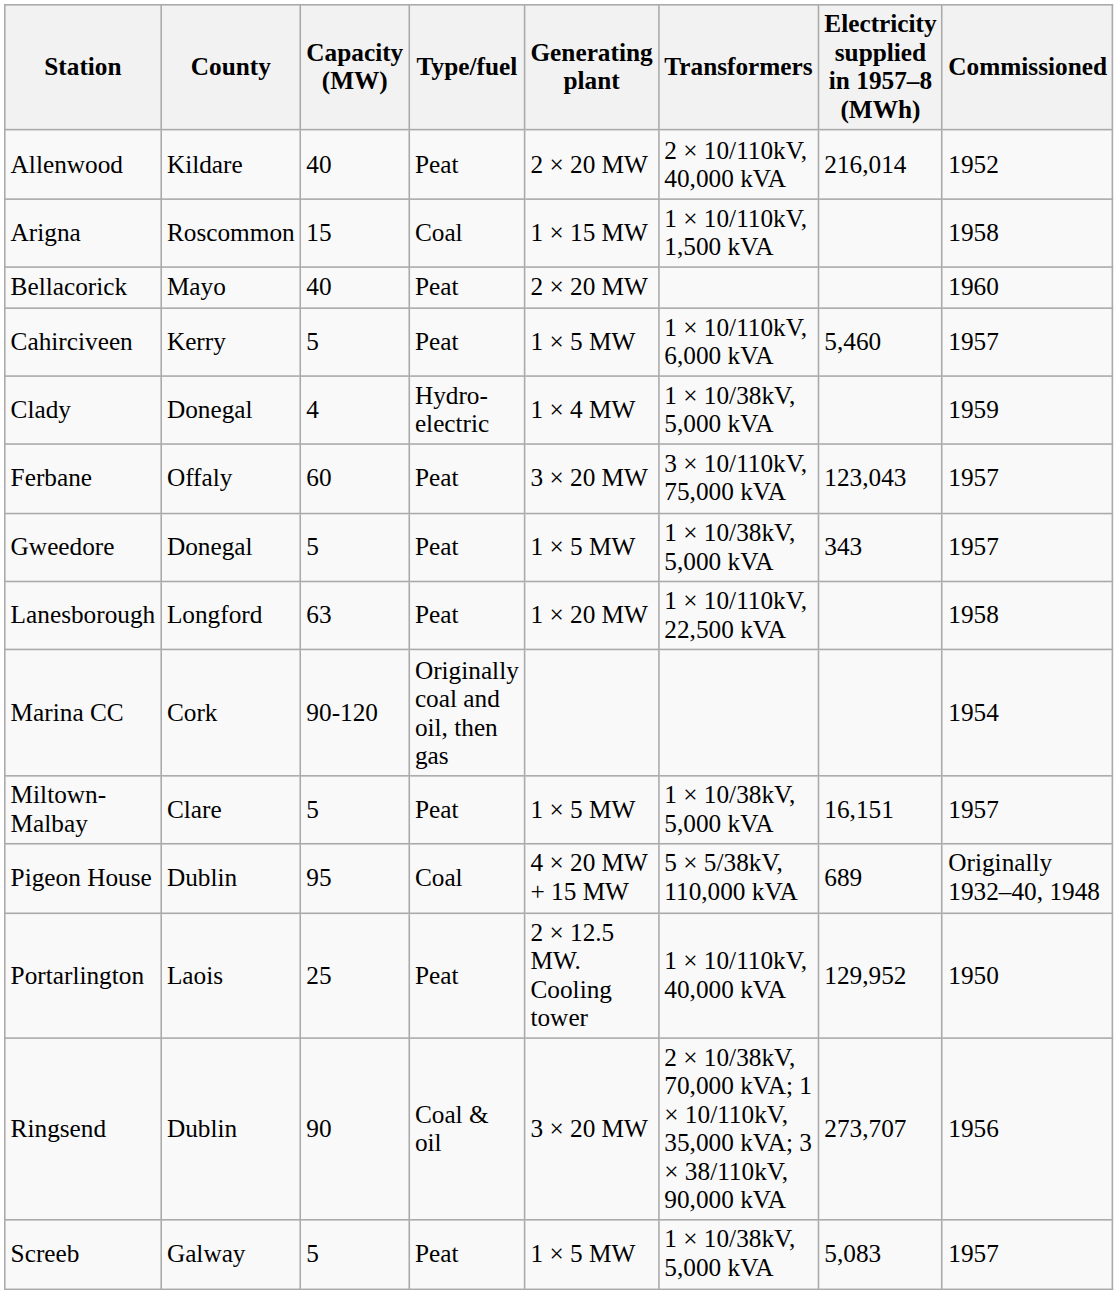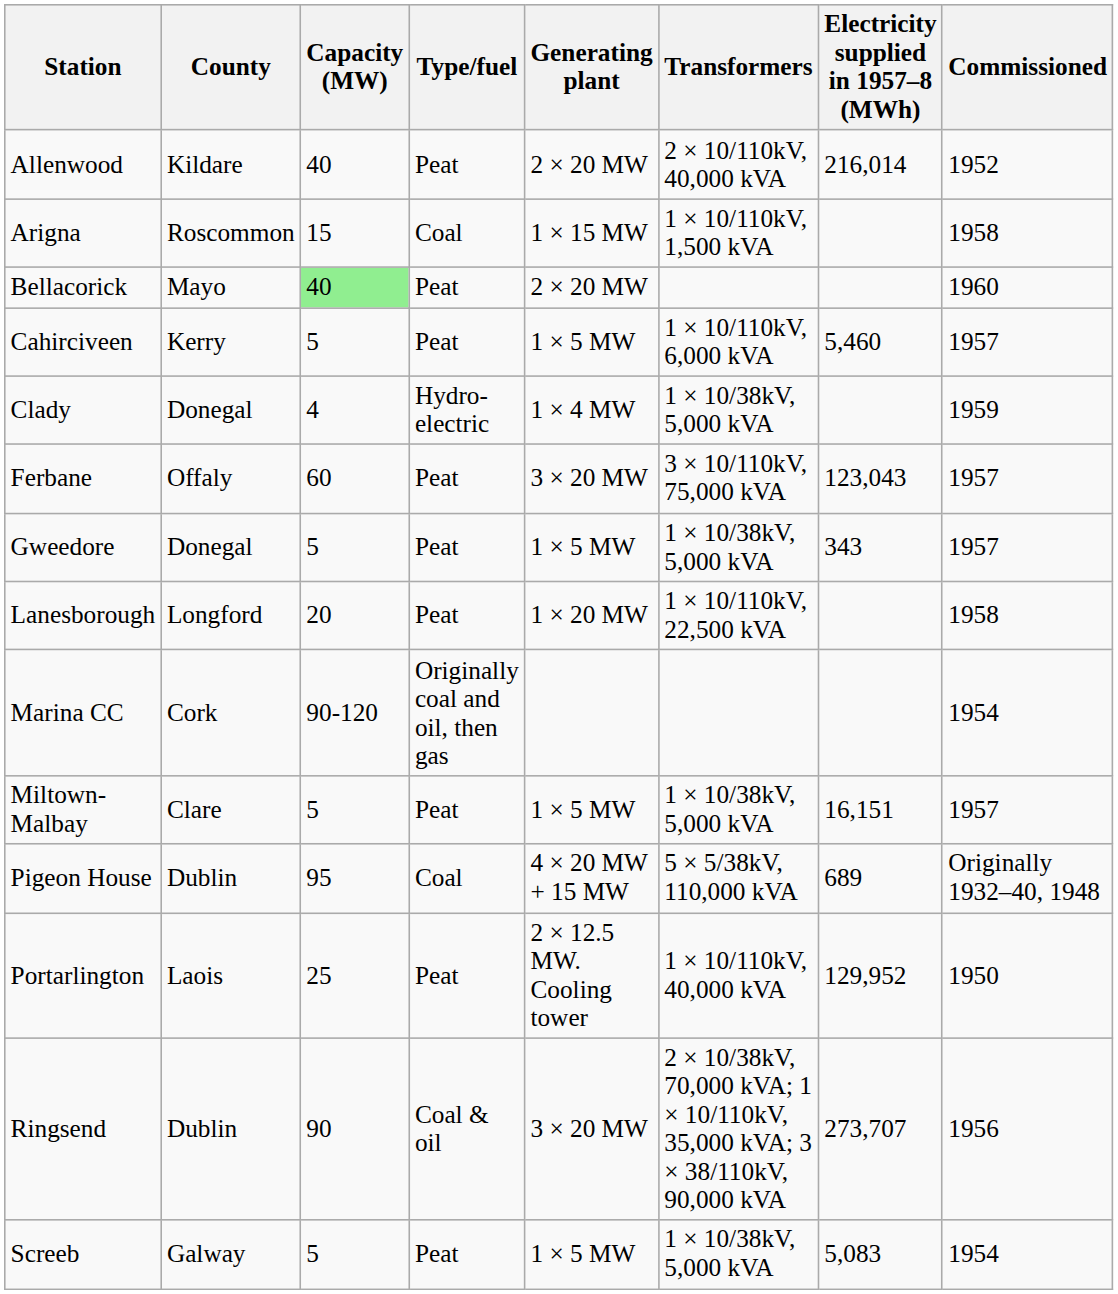(319, 287) no background -> (319, 287) lightgreen background
(319, 615) 63 -> (319, 615) 20
(974, 1254) 1957 -> (974, 1254) 1954
